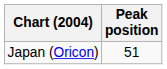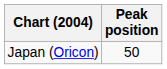(132, 52) 51 -> (132, 52) 50
